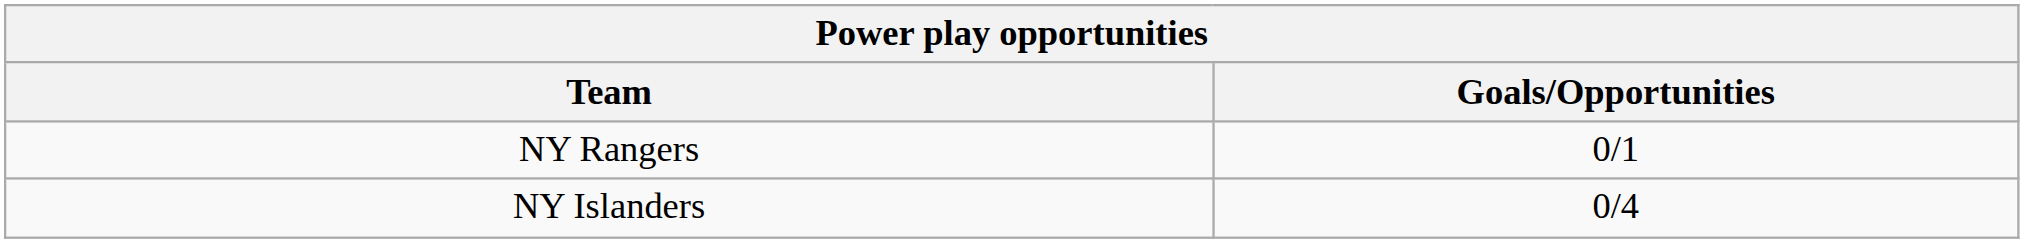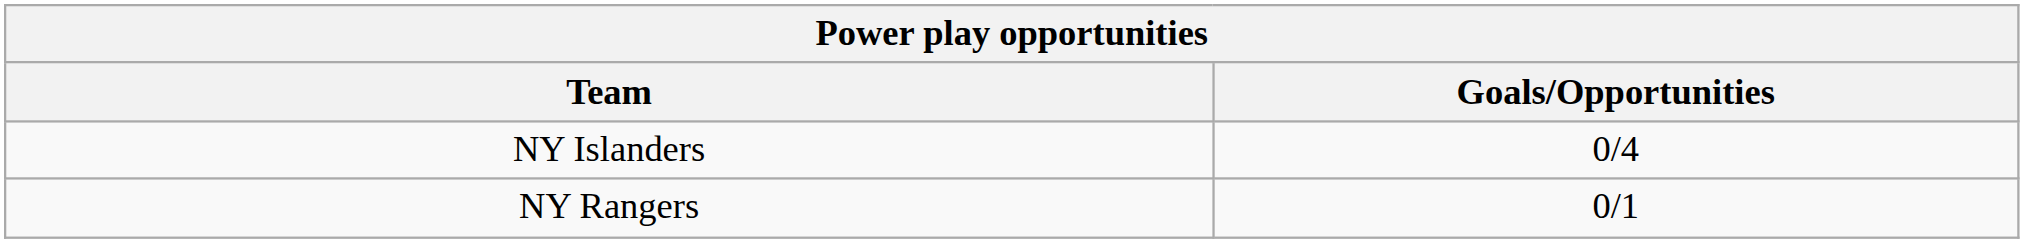rows swapped: (609, 149) <-> (609, 206)
